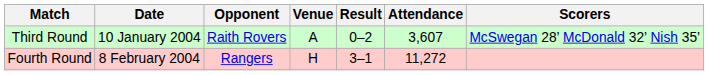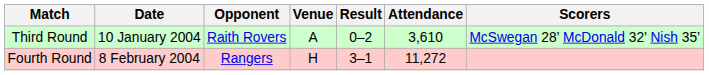(426, 37) 3,607 -> (426, 37) 3,610
